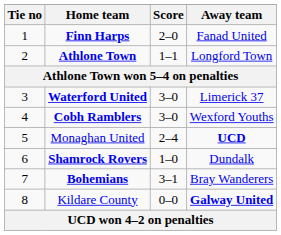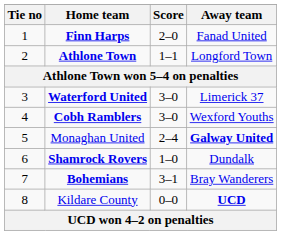(232, 138) UCD -> (232, 138) Galway United
(232, 199) Galway United -> (232, 199) UCD
